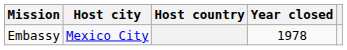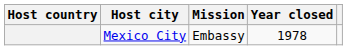columns swapped: (200, 15) <-> (34, 15)
